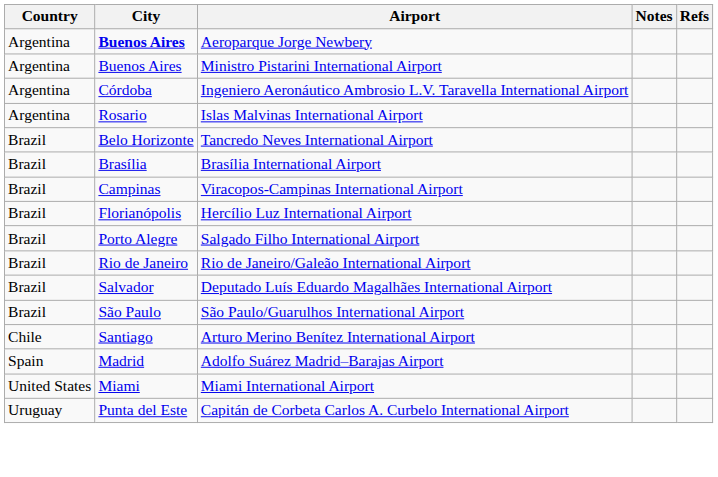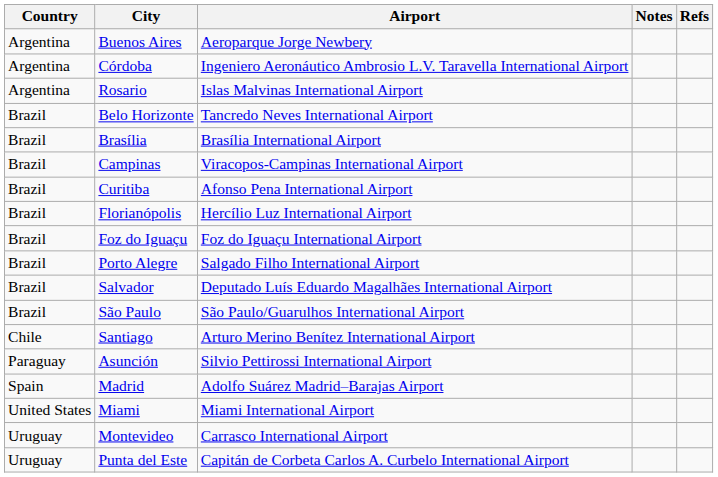(142, 41) bold -> (140, 41) normal
- row: (321, 66)
+ row: (307, 189)
+ row: (311, 238)
- row: (336, 262)
+ row: (316, 361)
+ row: (294, 435)
